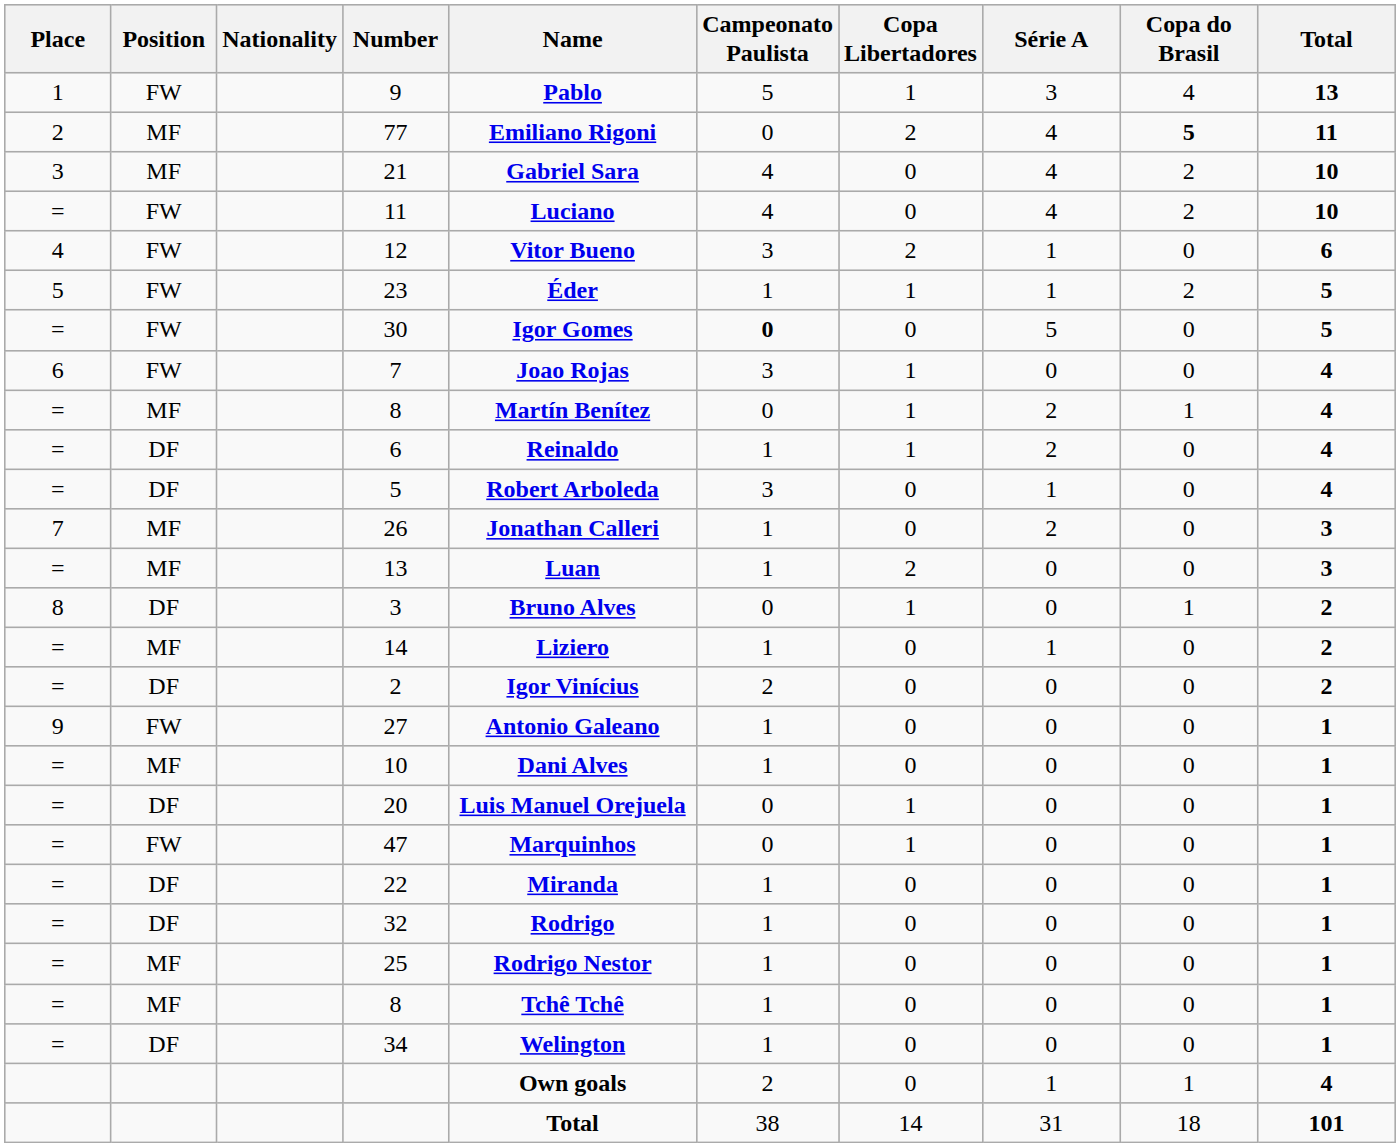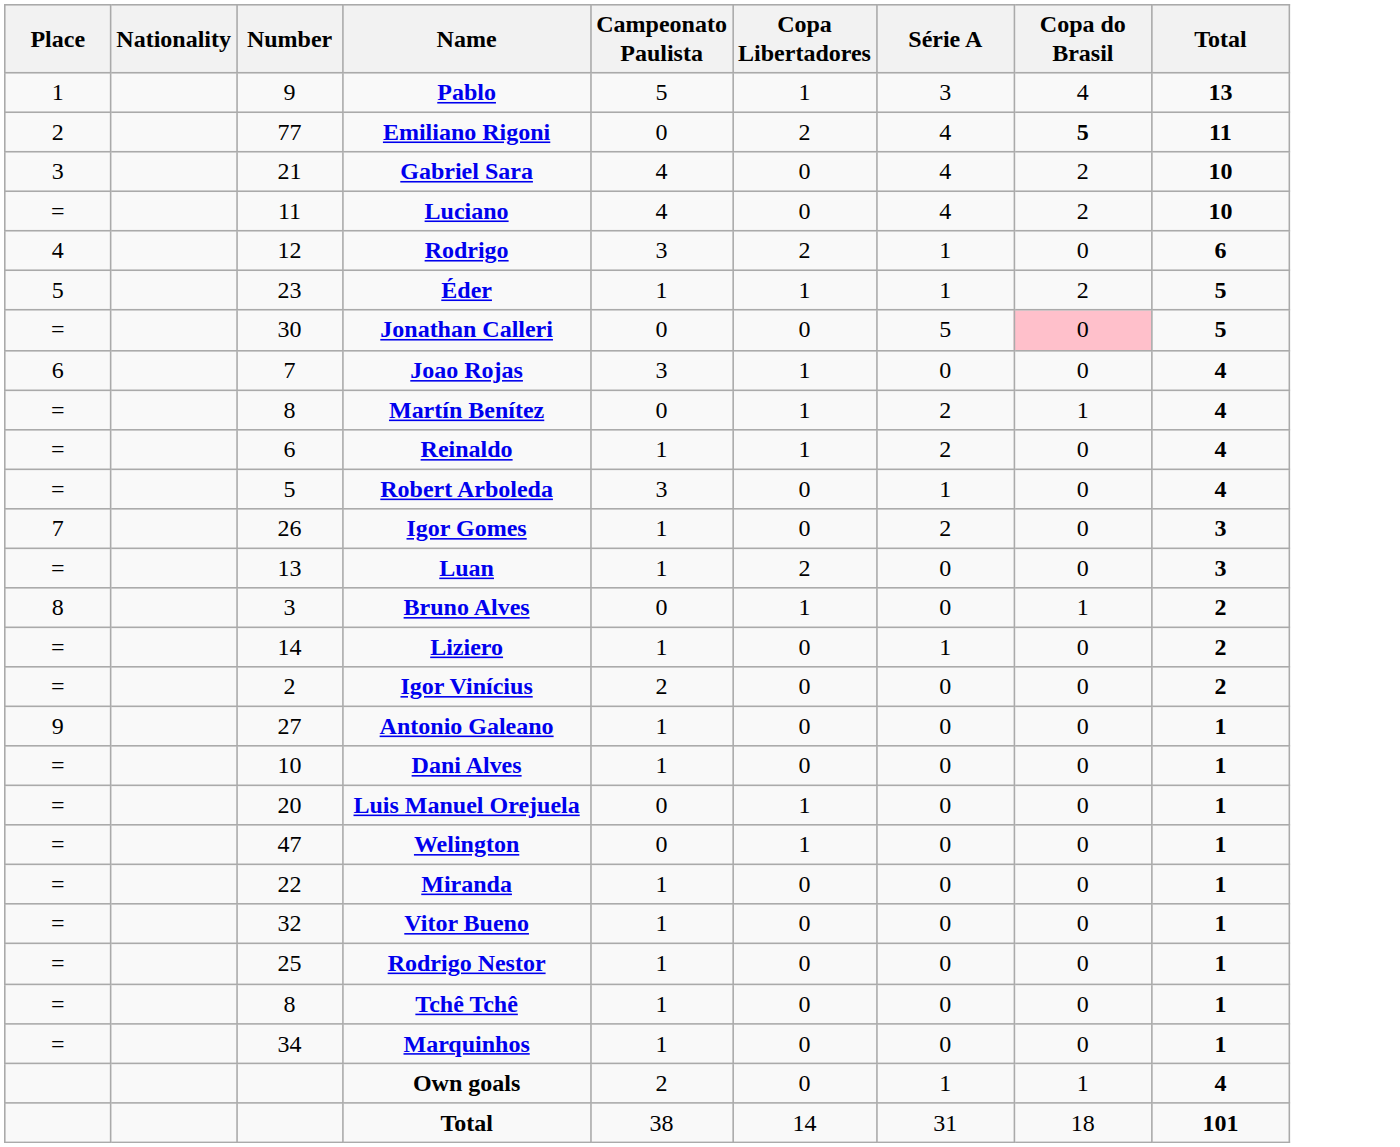- column: (164, 38)
(573, 250) Vitor Bueno -> (467, 250) Rodrigo
(573, 330) Igor Gomes -> (467, 330) Jonathan Calleri
(768, 330) bold -> (662, 330) normal
(1189, 330) no background -> (1083, 330) pink background
(573, 528) Jonathan Calleri -> (467, 528) Igor Gomes
(573, 844) Marquinhos -> (467, 844) Welington
(573, 924) Rodrigo -> (467, 924) Vitor Bueno
(573, 1042) Welington -> (467, 1042) Marquinhos
